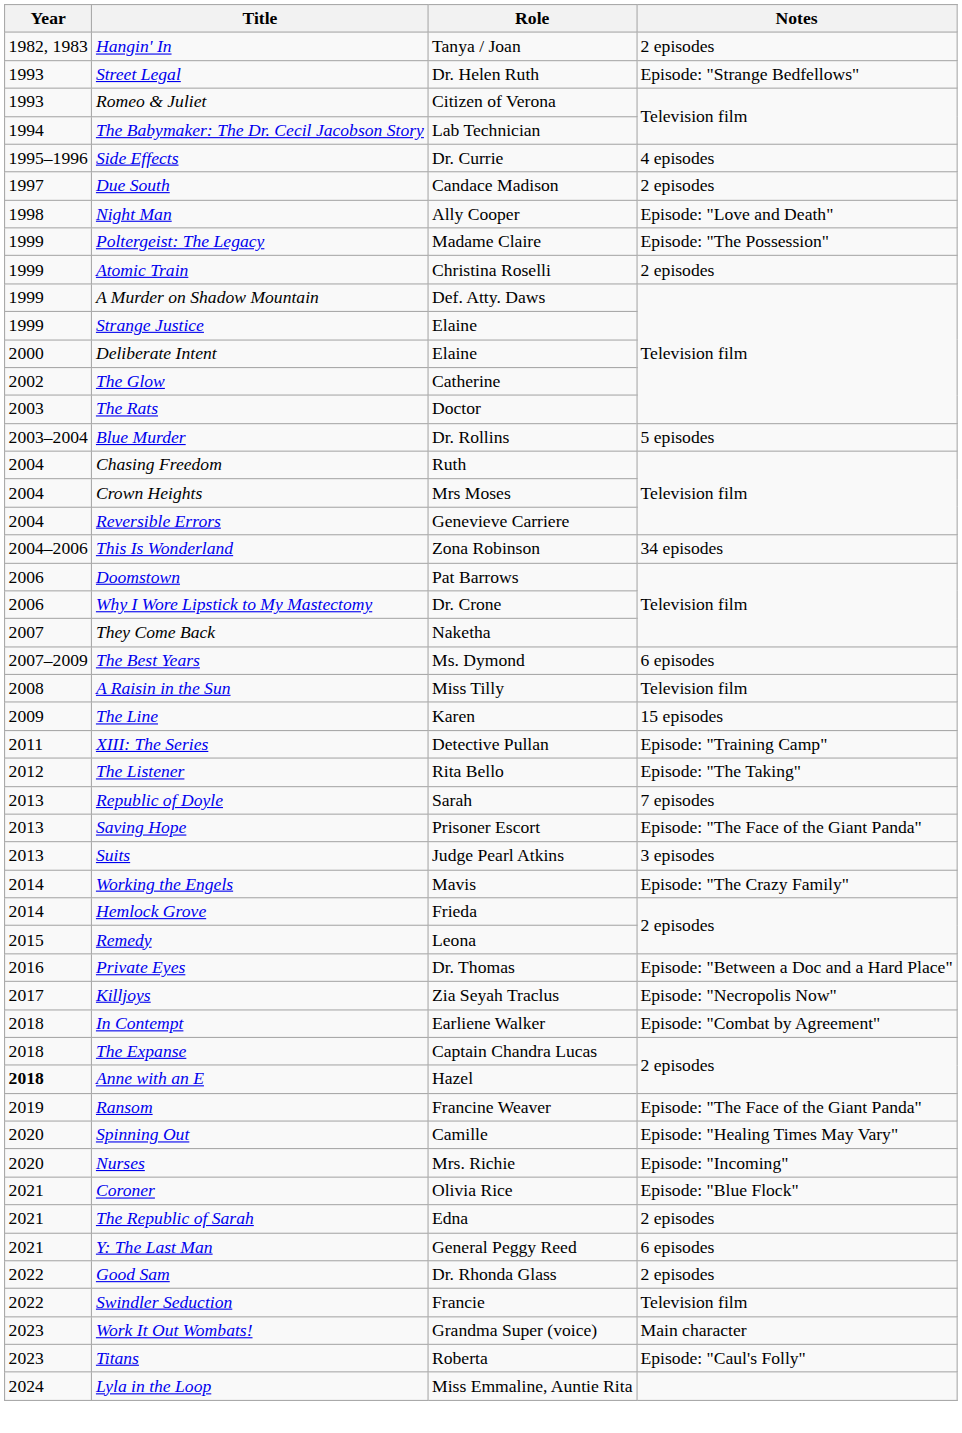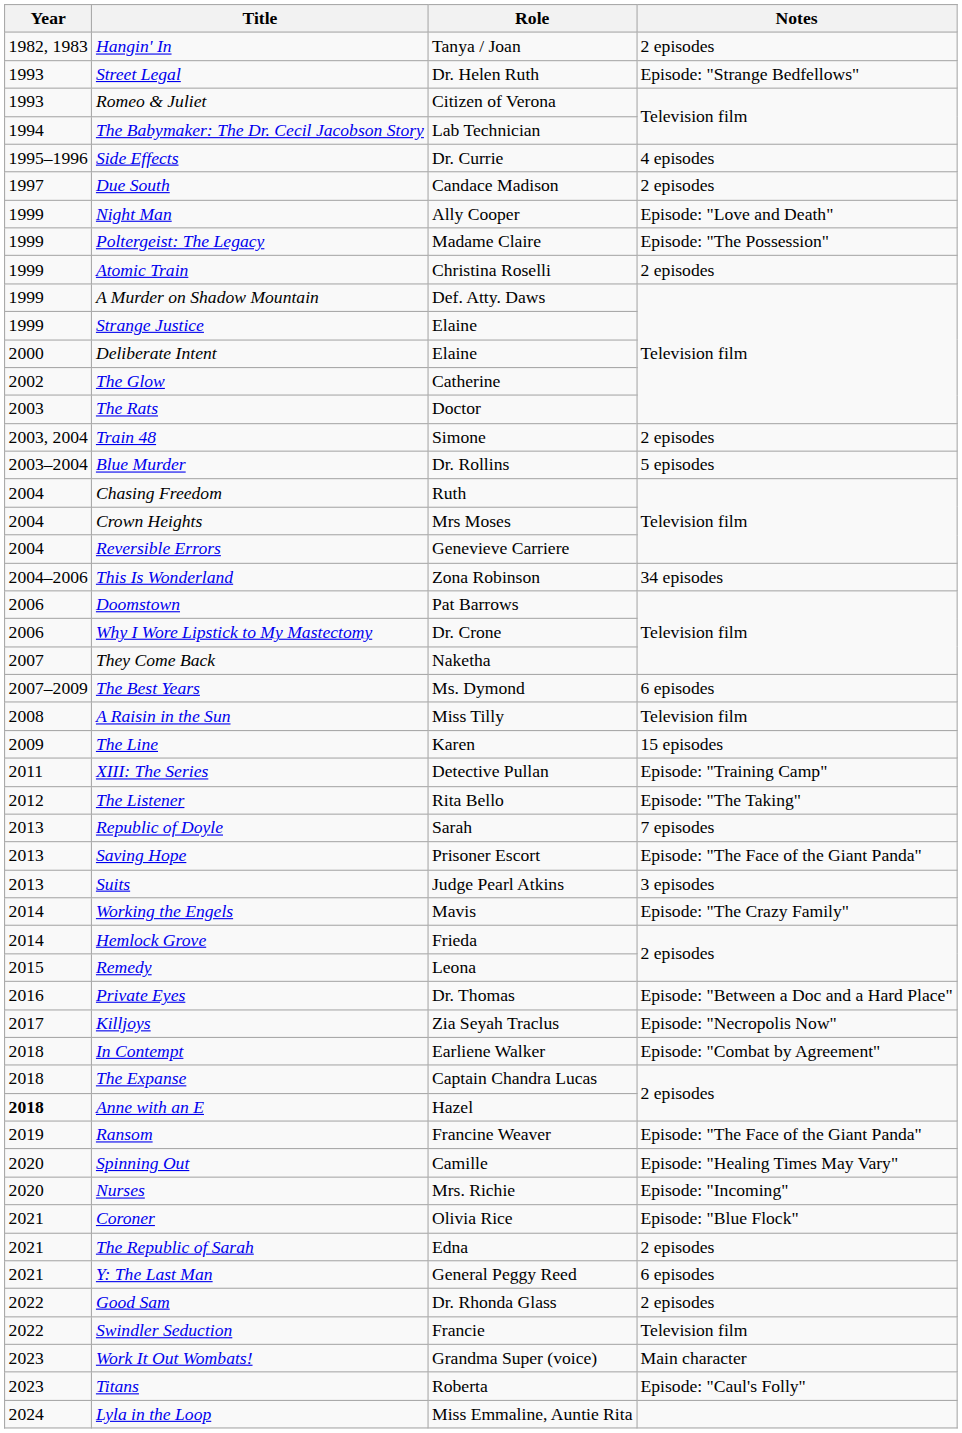(26, 213) 1998 -> (26, 213) 1999
+ row: (126, 437)
